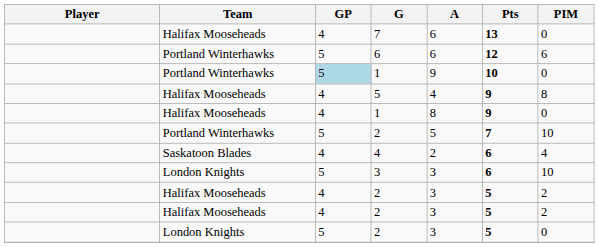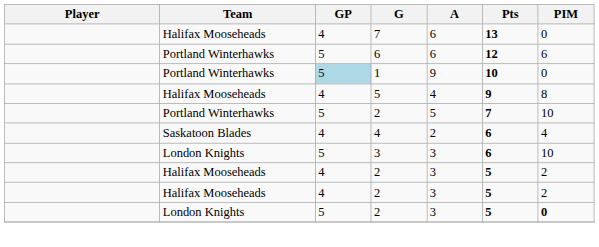- row: (214, 113)
(544, 232) normal -> (544, 212) bold
